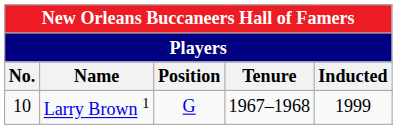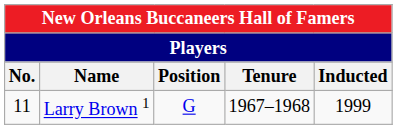(22, 107) 10 -> (22, 107) 11
